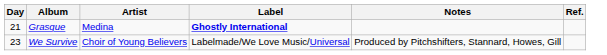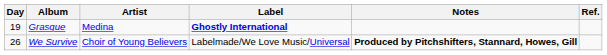(15, 27) 21 -> (15, 27) 19
(15, 42) 23 -> (15, 42) 26
(458, 42) normal -> (466, 42) bold
